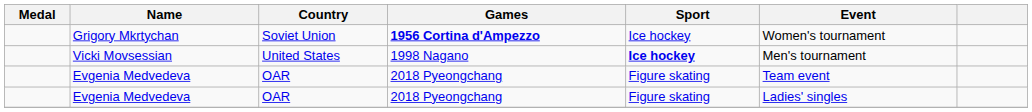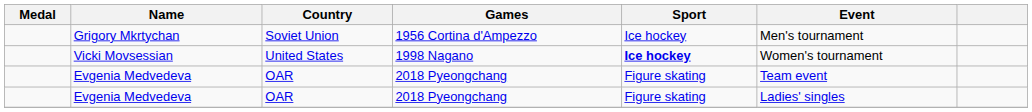(465, 35) bold -> (466, 35) normal
(824, 35) Women's tournament -> (812, 35) Men's tournament
(814, 55) Men's tournament -> (821, 55) Women's tournament
